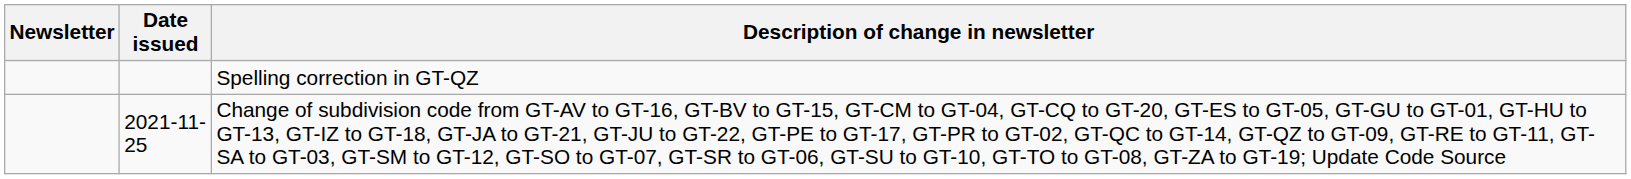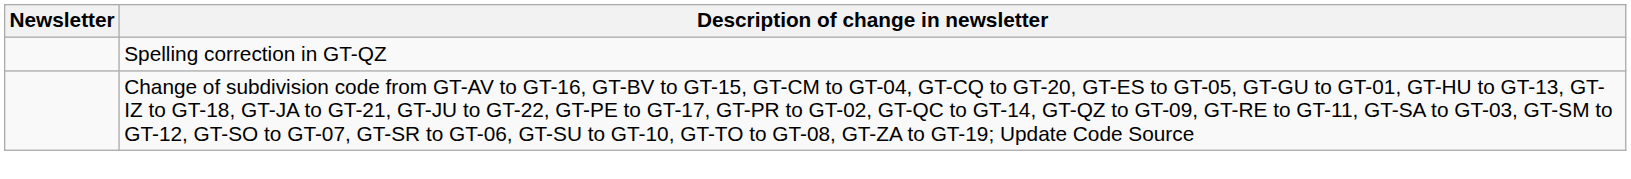- column: (166, 32)
